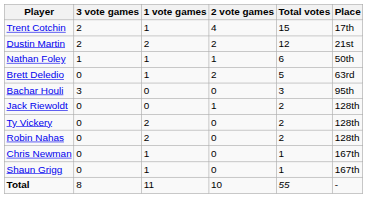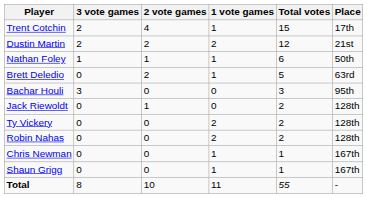columns swapped: (243, 12) <-> (175, 12)
